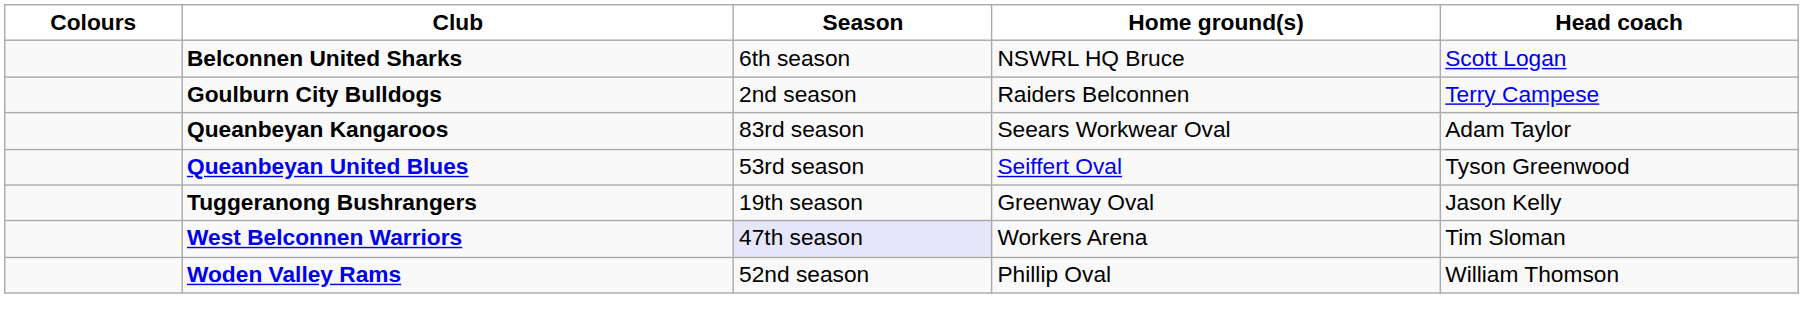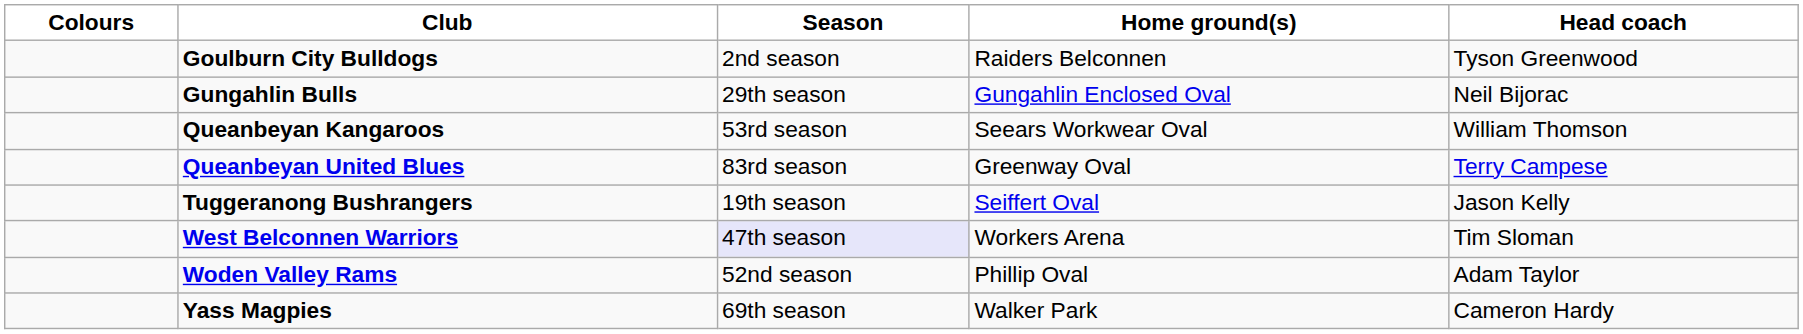- row: (325, 58)
(1522, 94) Terry Campese -> (1546, 58) Tyson Greenwood
+ row: (270, 94)
(802, 130) 83rd season -> (785, 130) 53rd season
(1508, 130) Adam Taylor -> (1540, 130) William Thomson
(802, 166) 53rd season -> (785, 166) 83rd season
(1060, 166) Seiffert Oval -> (1053, 166) Greenway Oval
(1537, 166) Tyson Greenwood -> (1531, 166) Terry Campese
(1076, 202) Greenway Oval -> (1037, 202) Seiffert Oval
(1532, 274) William Thomson -> (1516, 274) Adam Taylor
+ row: (257, 310)
